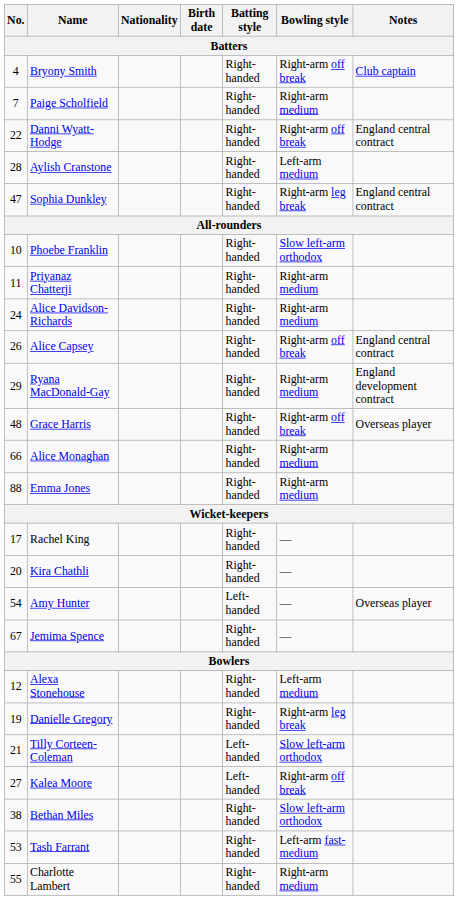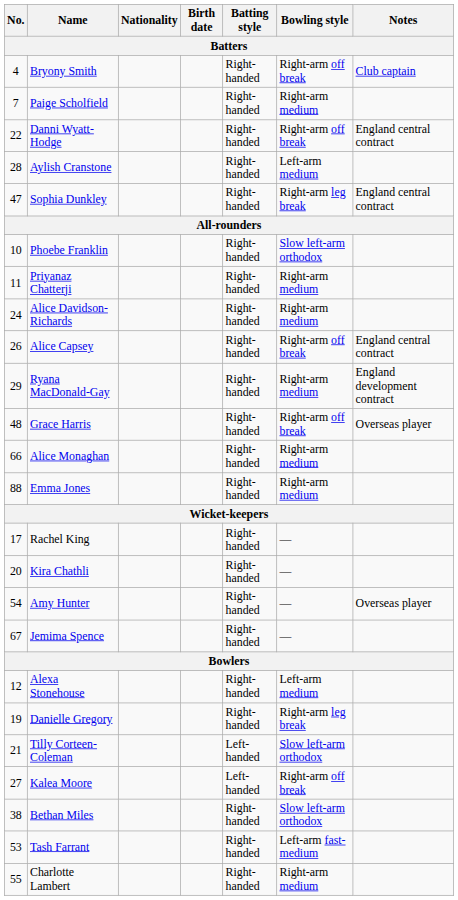(243, 603) Left-handed -> (243, 603) Right-handed
